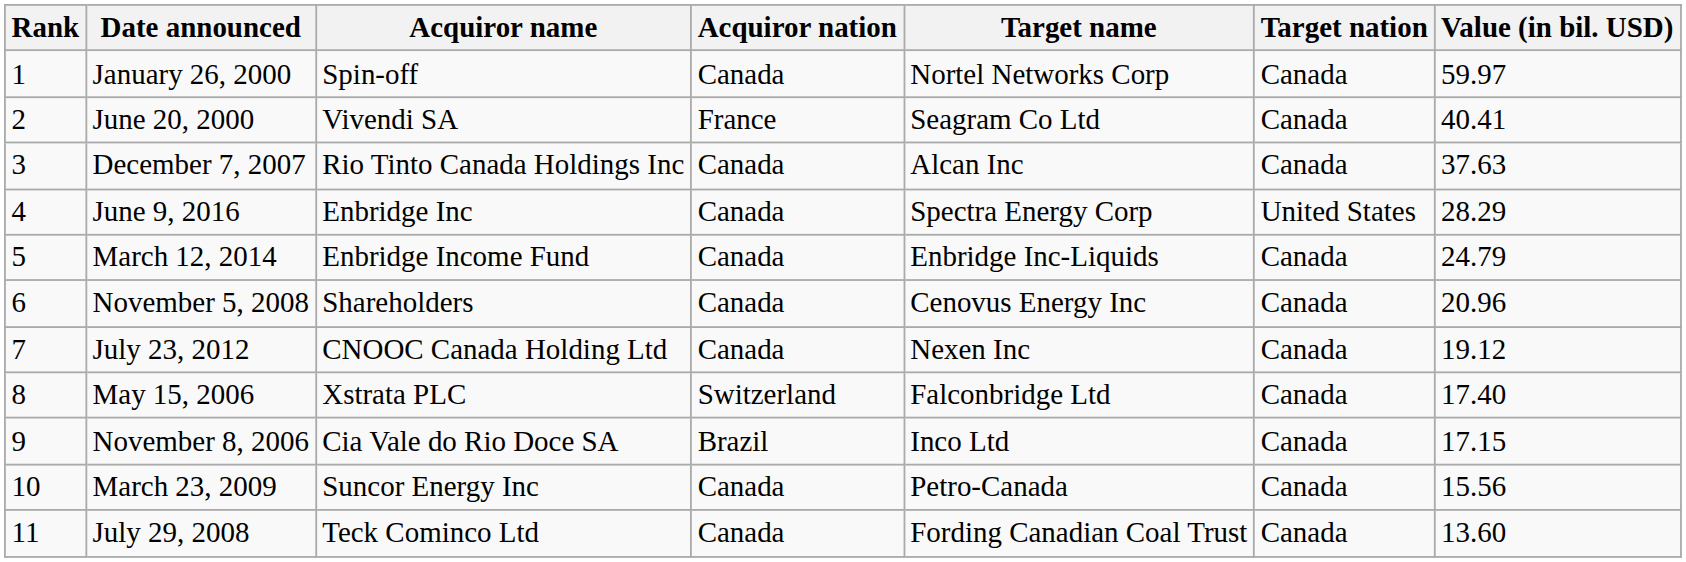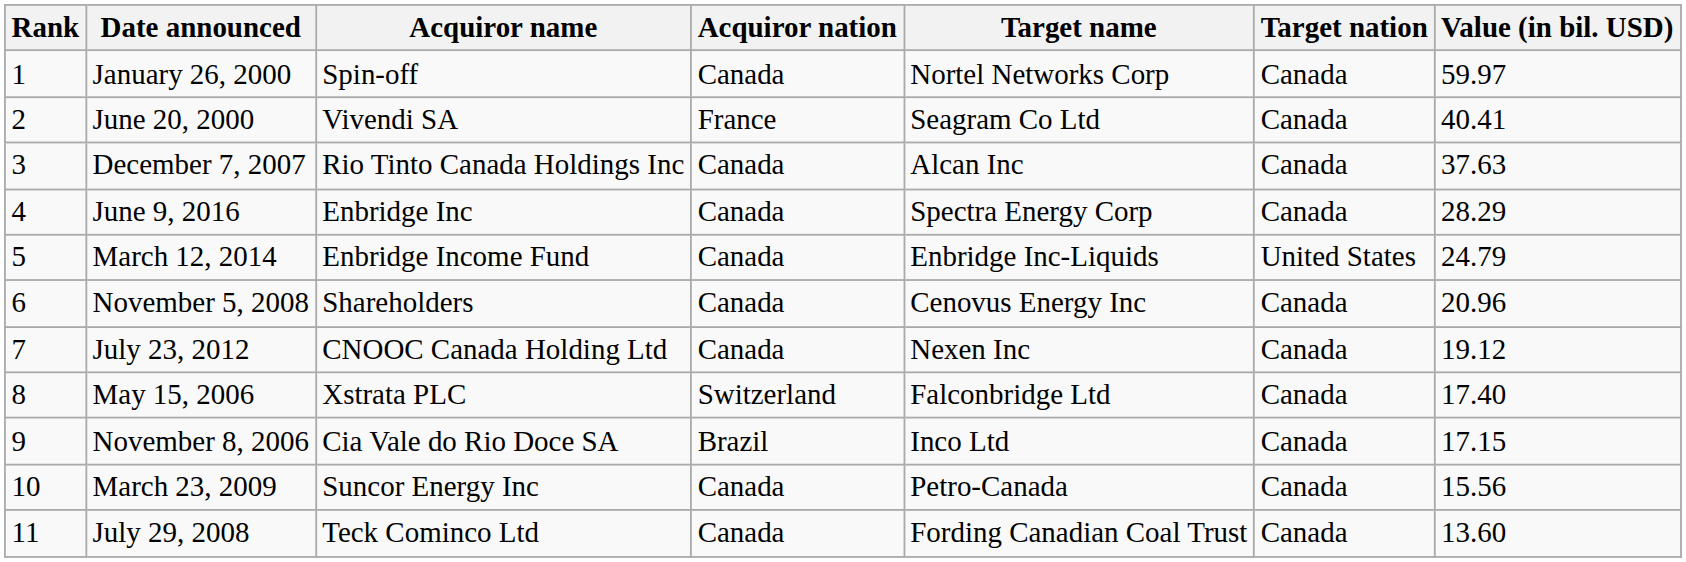(1338, 211) United States -> (1304, 211) Canada
(1304, 257) Canada -> (1338, 257) United States
